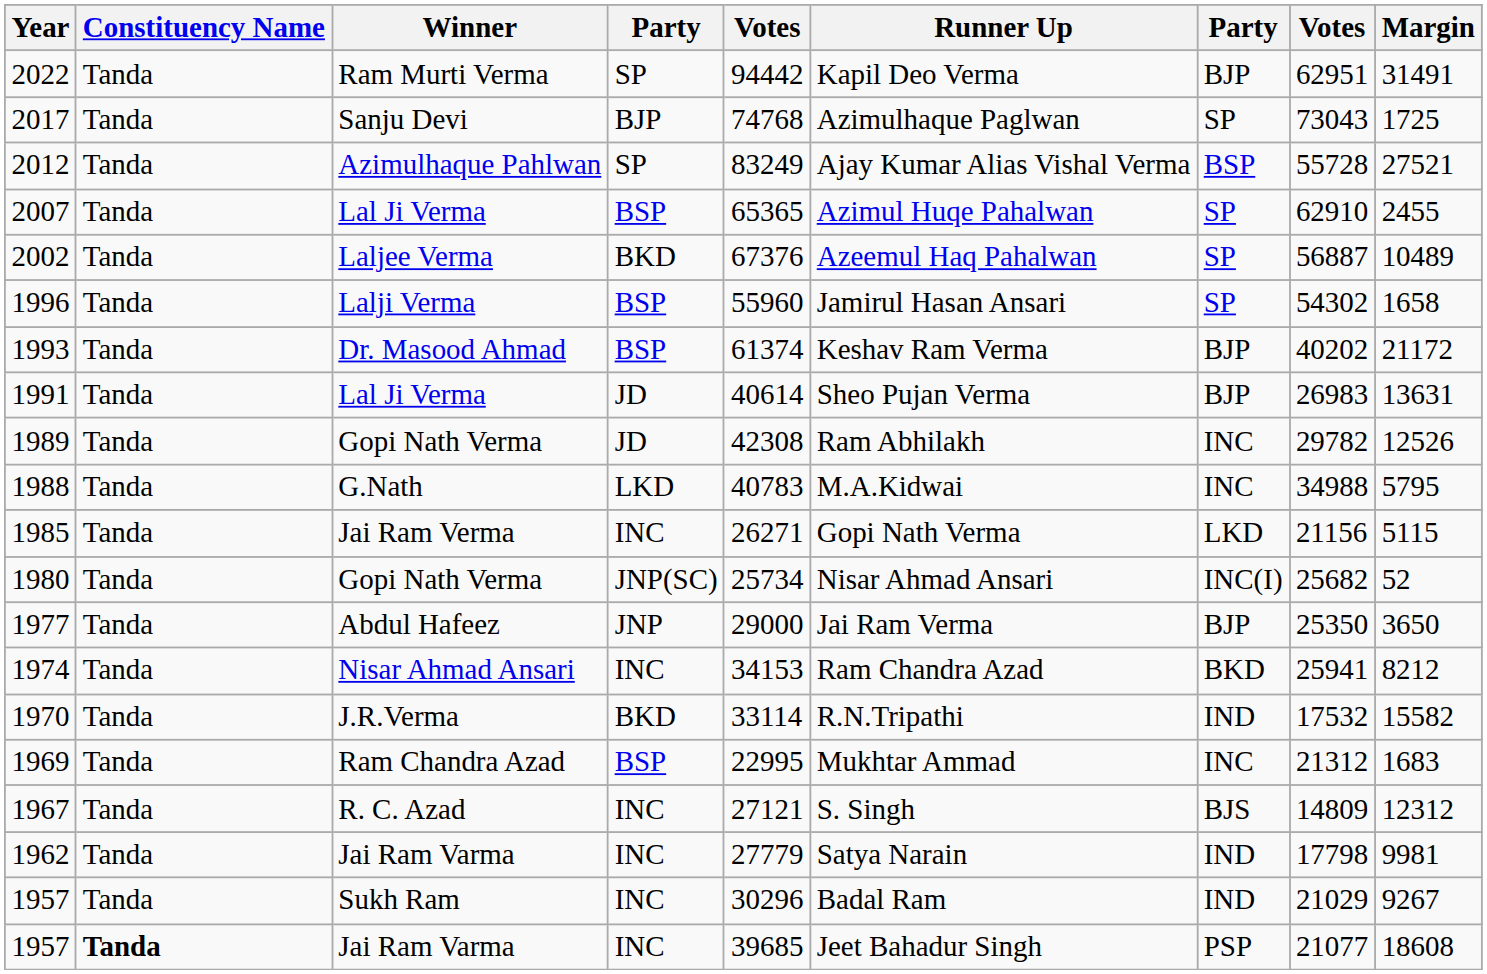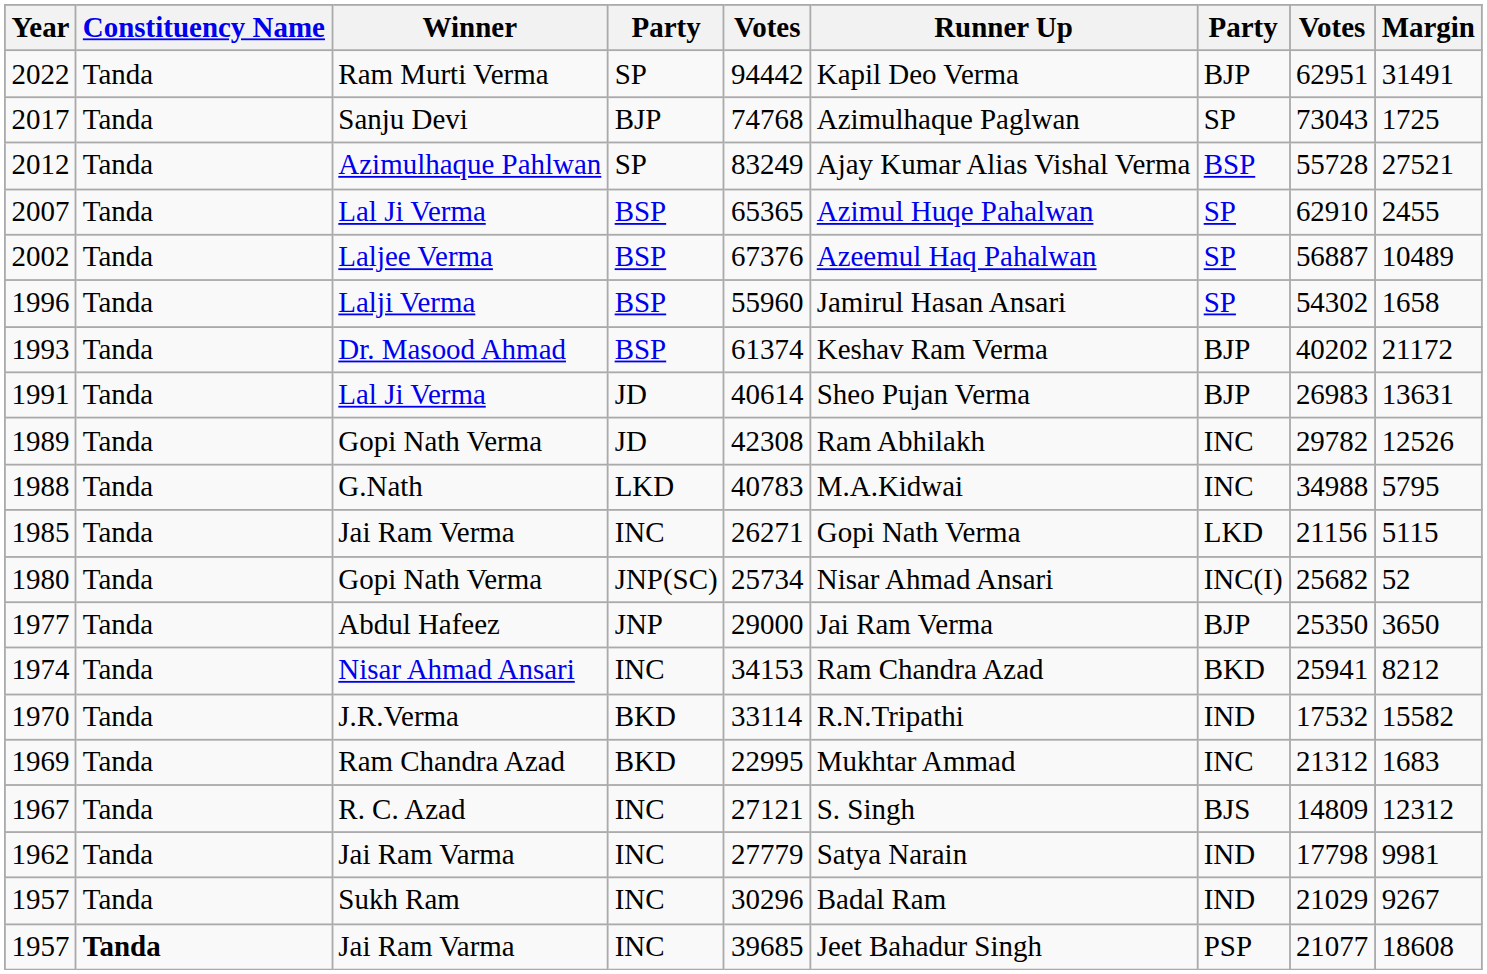(645, 257) BKD -> (640, 257) BSP
(640, 762) BSP -> (645, 762) BKD
